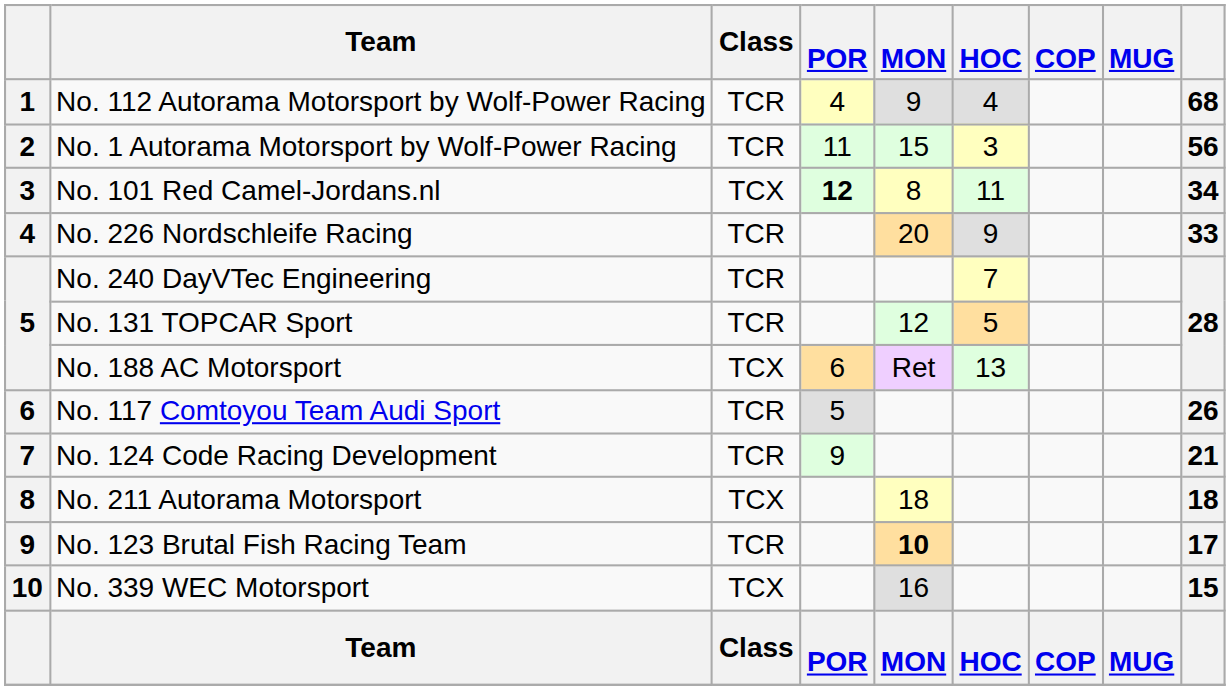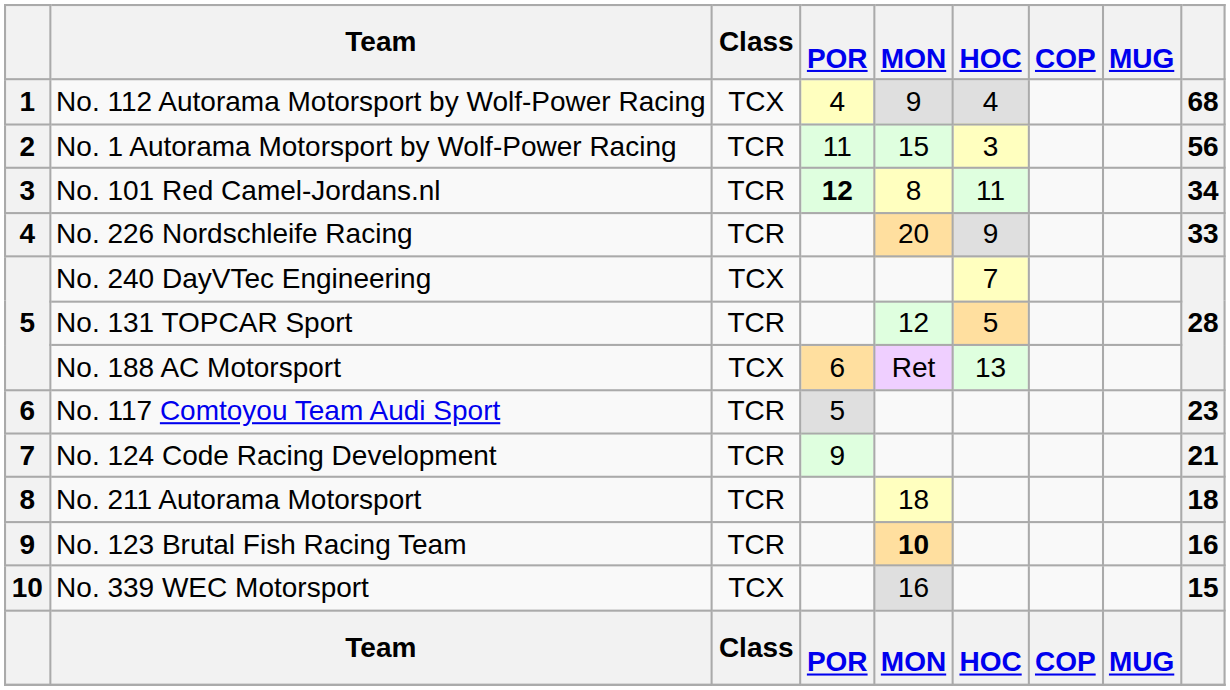(756, 102) TCR -> (756, 102) TCX
(756, 190) TCX -> (756, 190) TCR
(756, 278) TCR -> (756, 278) TCX
(1203, 411) 26 -> (1203, 411) 23
(756, 499) TCX -> (756, 499) TCR
(1203, 543) 17 -> (1203, 543) 16
